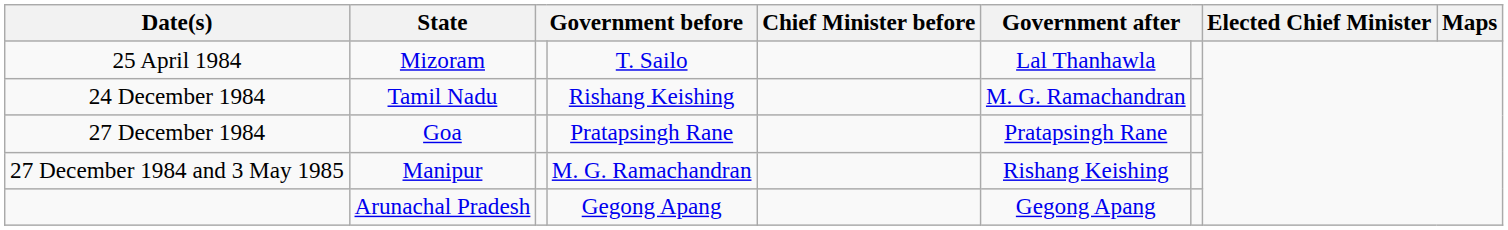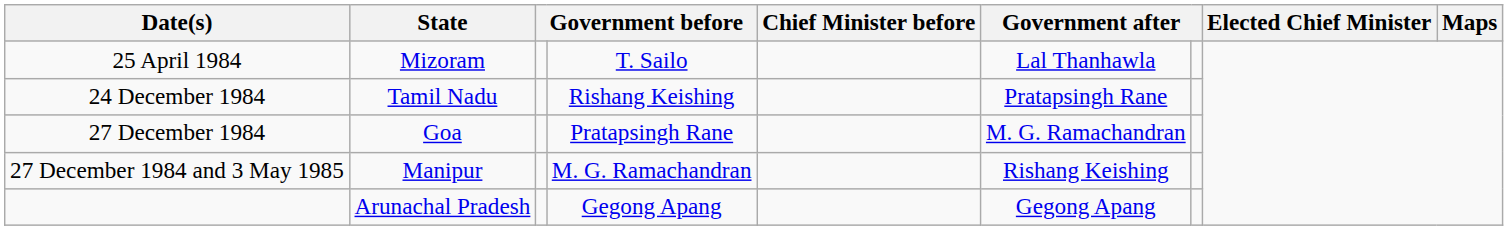(1086, 96) M. G. Ramachandran -> (1086, 96) Pratapsingh Rane
(1086, 133) Pratapsingh Rane -> (1086, 133) M. G. Ramachandran
